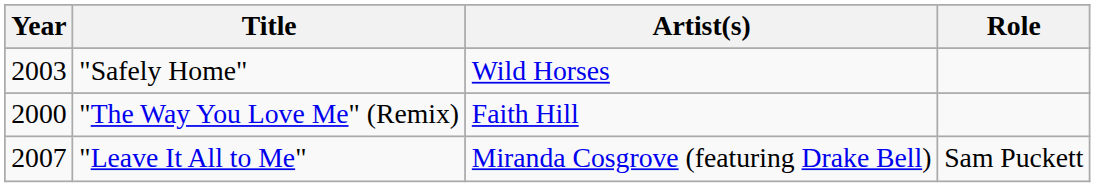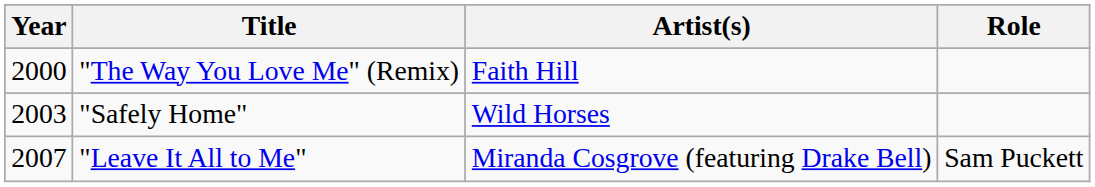rows swapped: (269, 114) <-> (163, 70)
